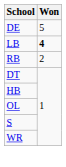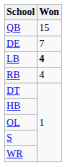+ row: (13, 28)
(42, 28) 5 -> (42, 43) 7
(42, 59) 2 -> (42, 75) 4
